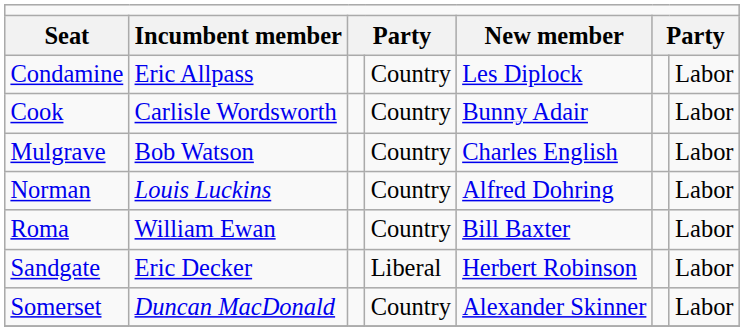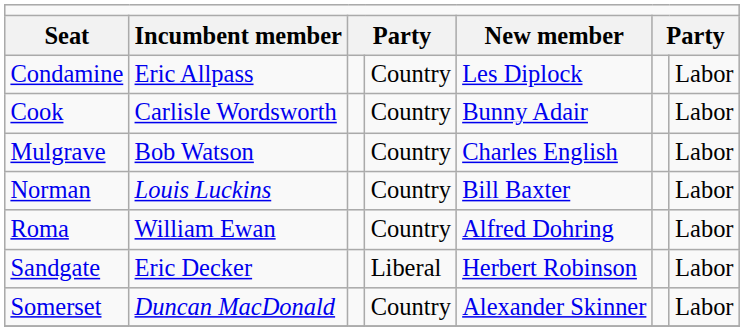(538, 190) Alfred Dohring -> (516, 190) Bill Baxter
(516, 229) Bill Baxter -> (538, 229) Alfred Dohring
